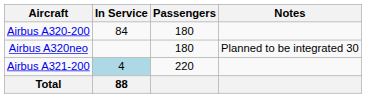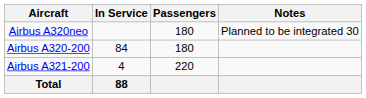rows swapped: (48, 48) <-> (48, 31)
(121, 66) lightblue background -> (121, 66) no background
